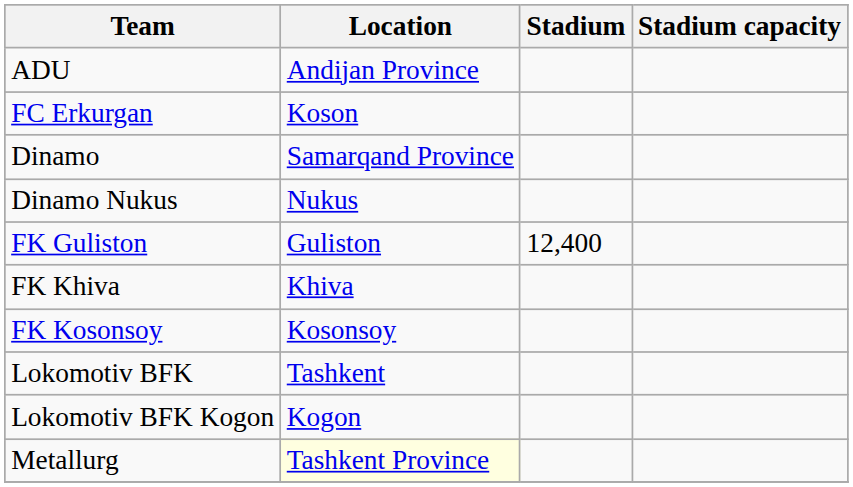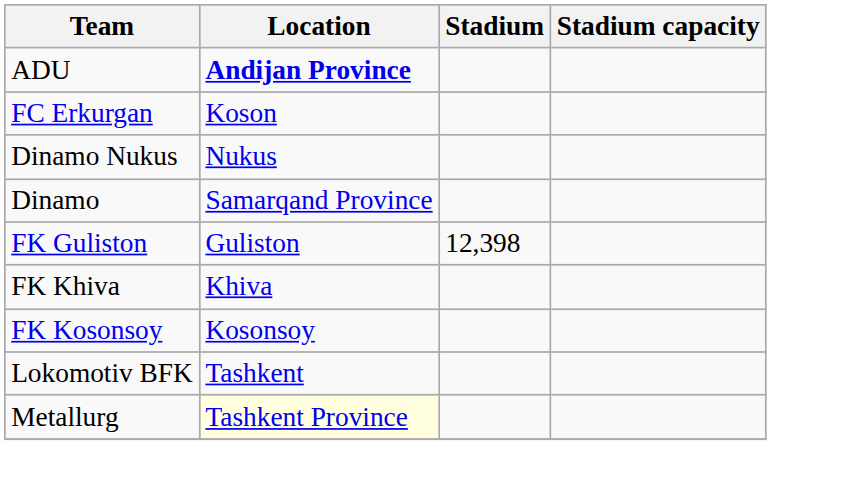(383, 69) normal -> (308, 69) bold
rows swapped: (94, 199) <-> (55, 156)
(564, 243) 12,400 -> (483, 243) 12,398
- row: (143, 416)
